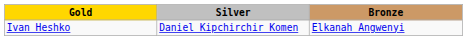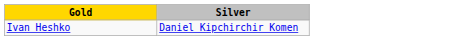- column: (386, 12)
